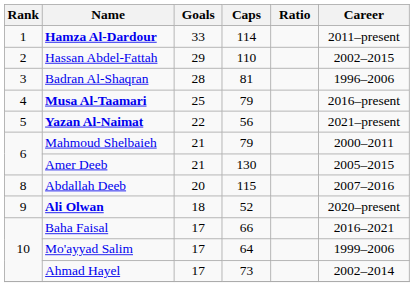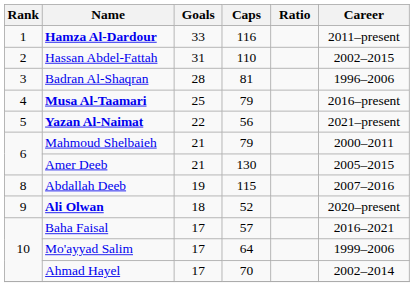(246, 36) 114 -> (246, 36) 116
(198, 57) 29 -> (198, 57) 31
(198, 185) 20 -> (198, 185) 19
(246, 228) 66 -> (246, 228) 57
(246, 270) 73 -> (246, 270) 70
